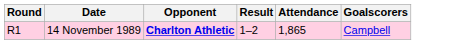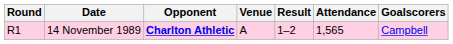+ column: (256, 13)
(292, 30) 1,865 -> (330, 30) 1,565
